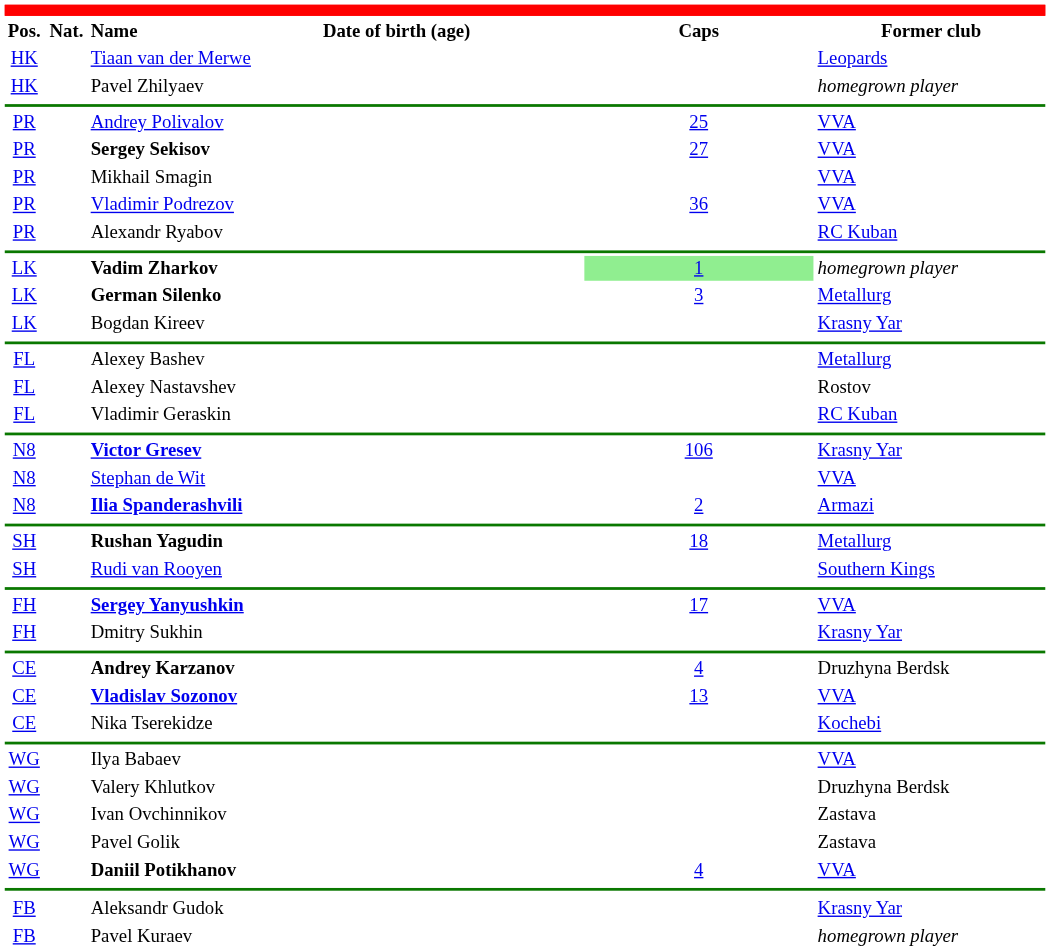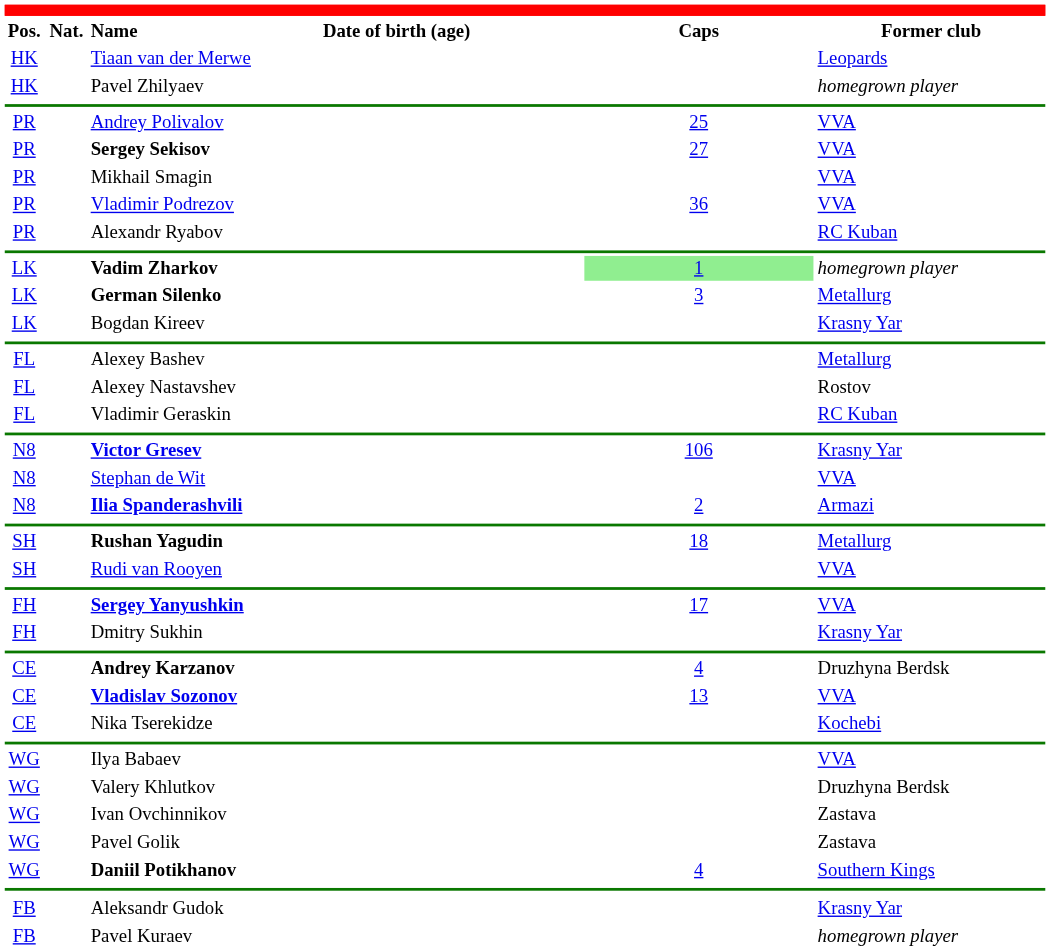(876, 568) Southern Kings -> (837, 568) VVA
(837, 869) VVA -> (876, 869) Southern Kings
